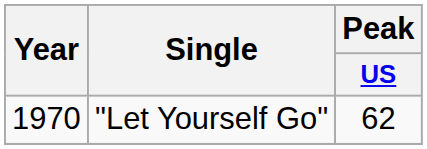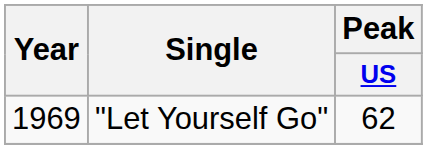(46, 119) 1970 -> (46, 119) 1969
